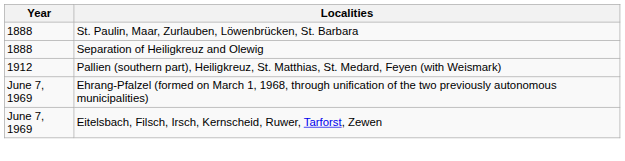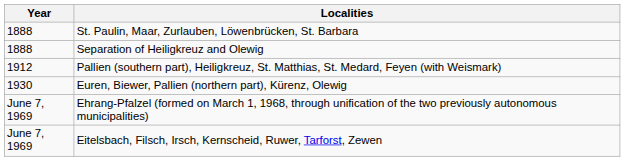+ row: (212, 85)
